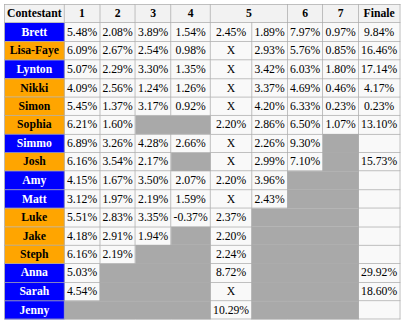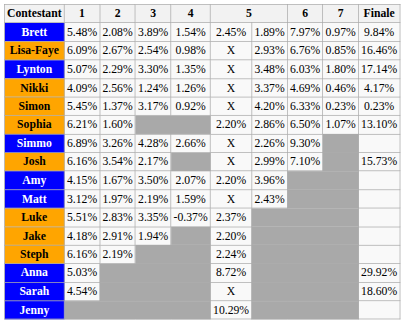(305, 50) 5.76% -> (305, 50) 6.76%
(270, 69) 3.42% -> (270, 69) 3.48%
